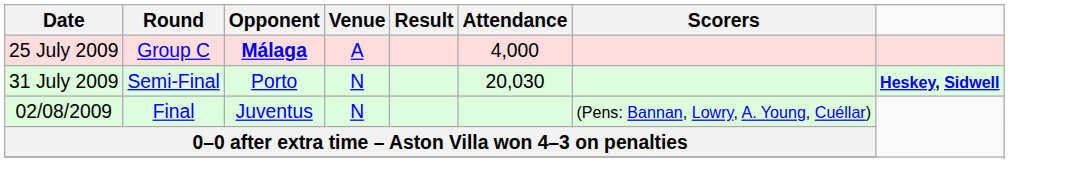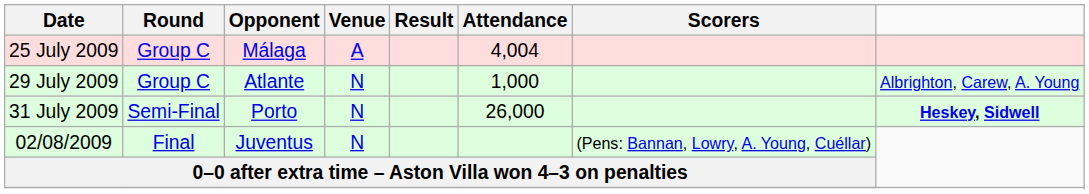(274, 51) bold -> (274, 51) normal
(515, 51) 4,000 -> (515, 51) 4,004
+ row: (64, 81)
(515, 81) 20,030 -> (515, 112) 26,000
